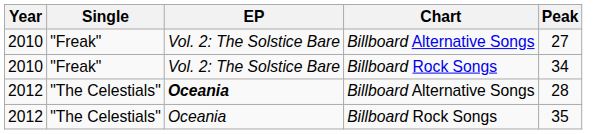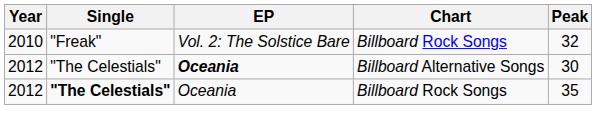- row: (26, 41)
(560, 66) 34 -> (570, 41) 32
(560, 91) 28 -> (570, 66) 30
(105, 116) normal -> (110, 91) bold
